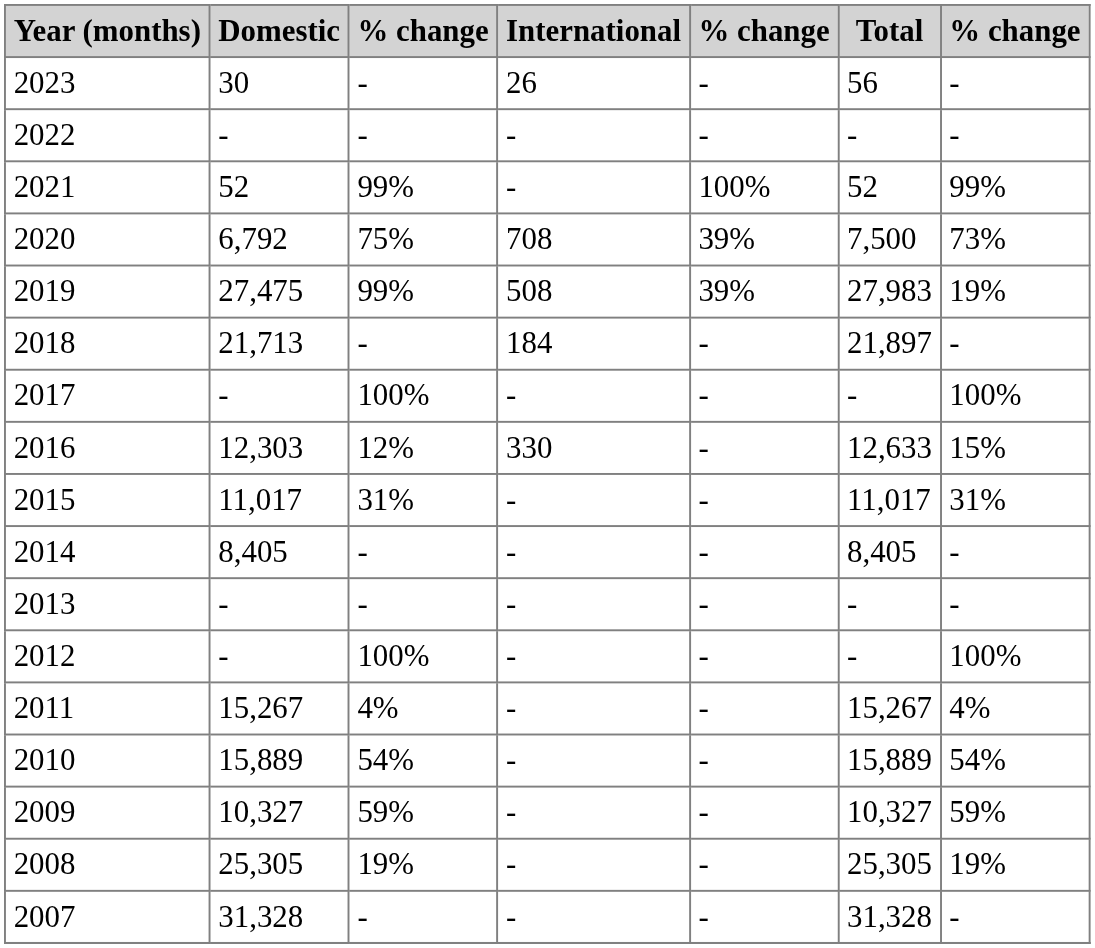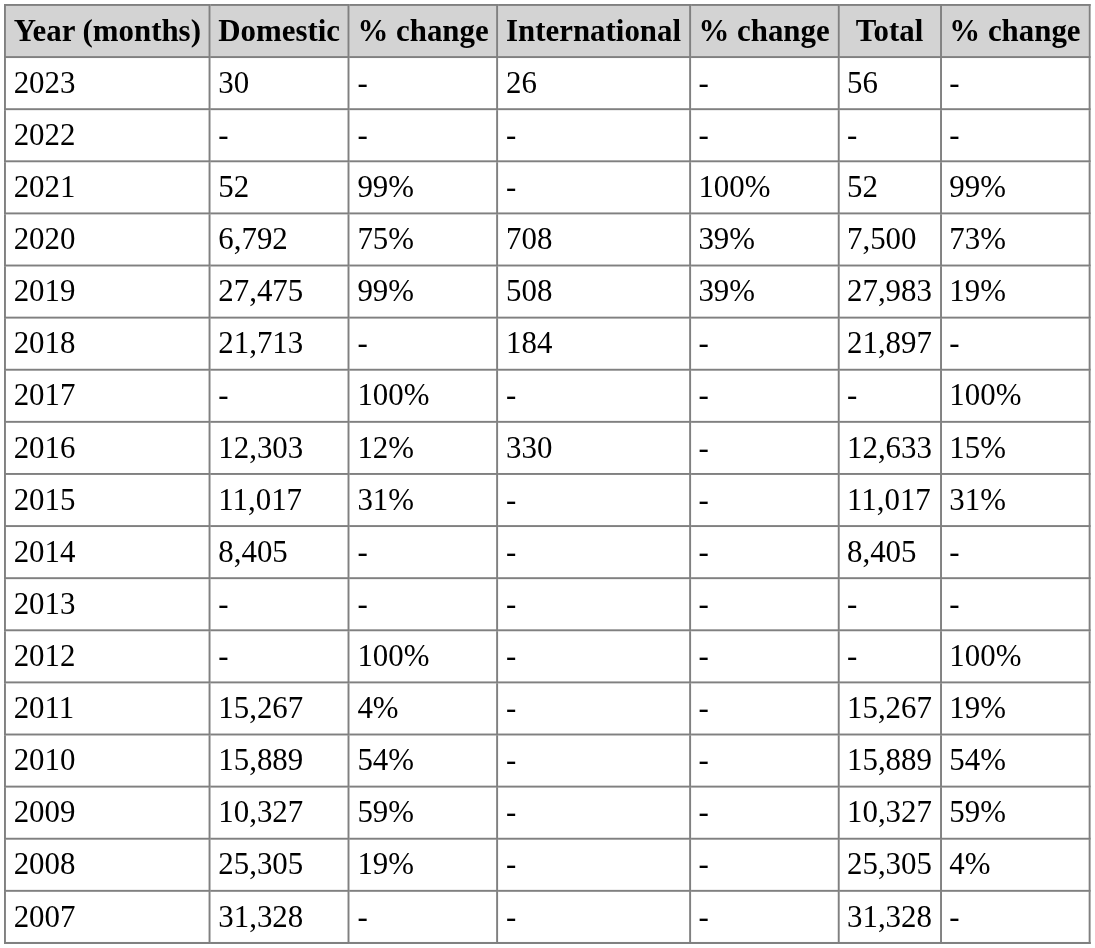(970, 707) 4% -> (978, 707) 19%
(978, 864) 19% -> (970, 864) 4%
